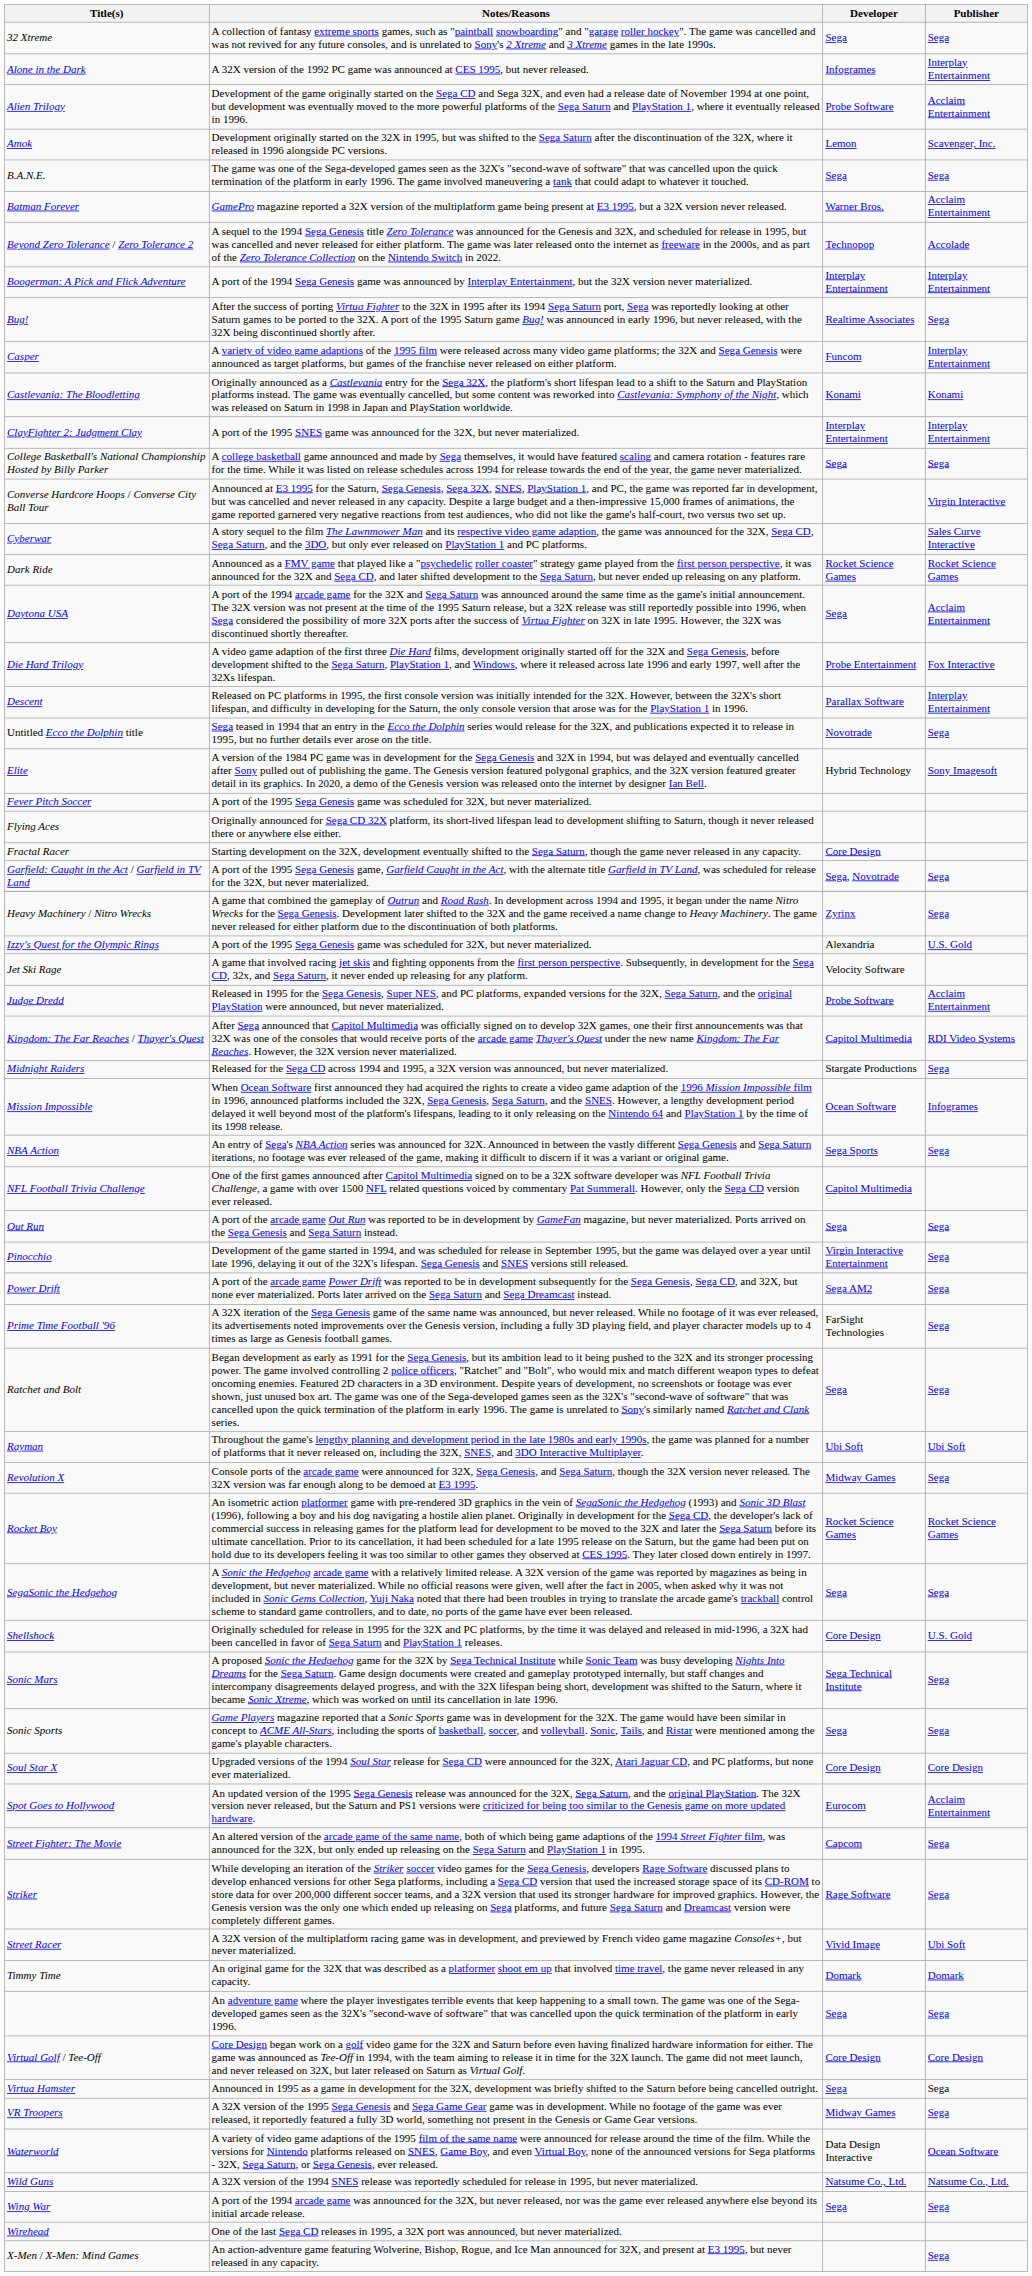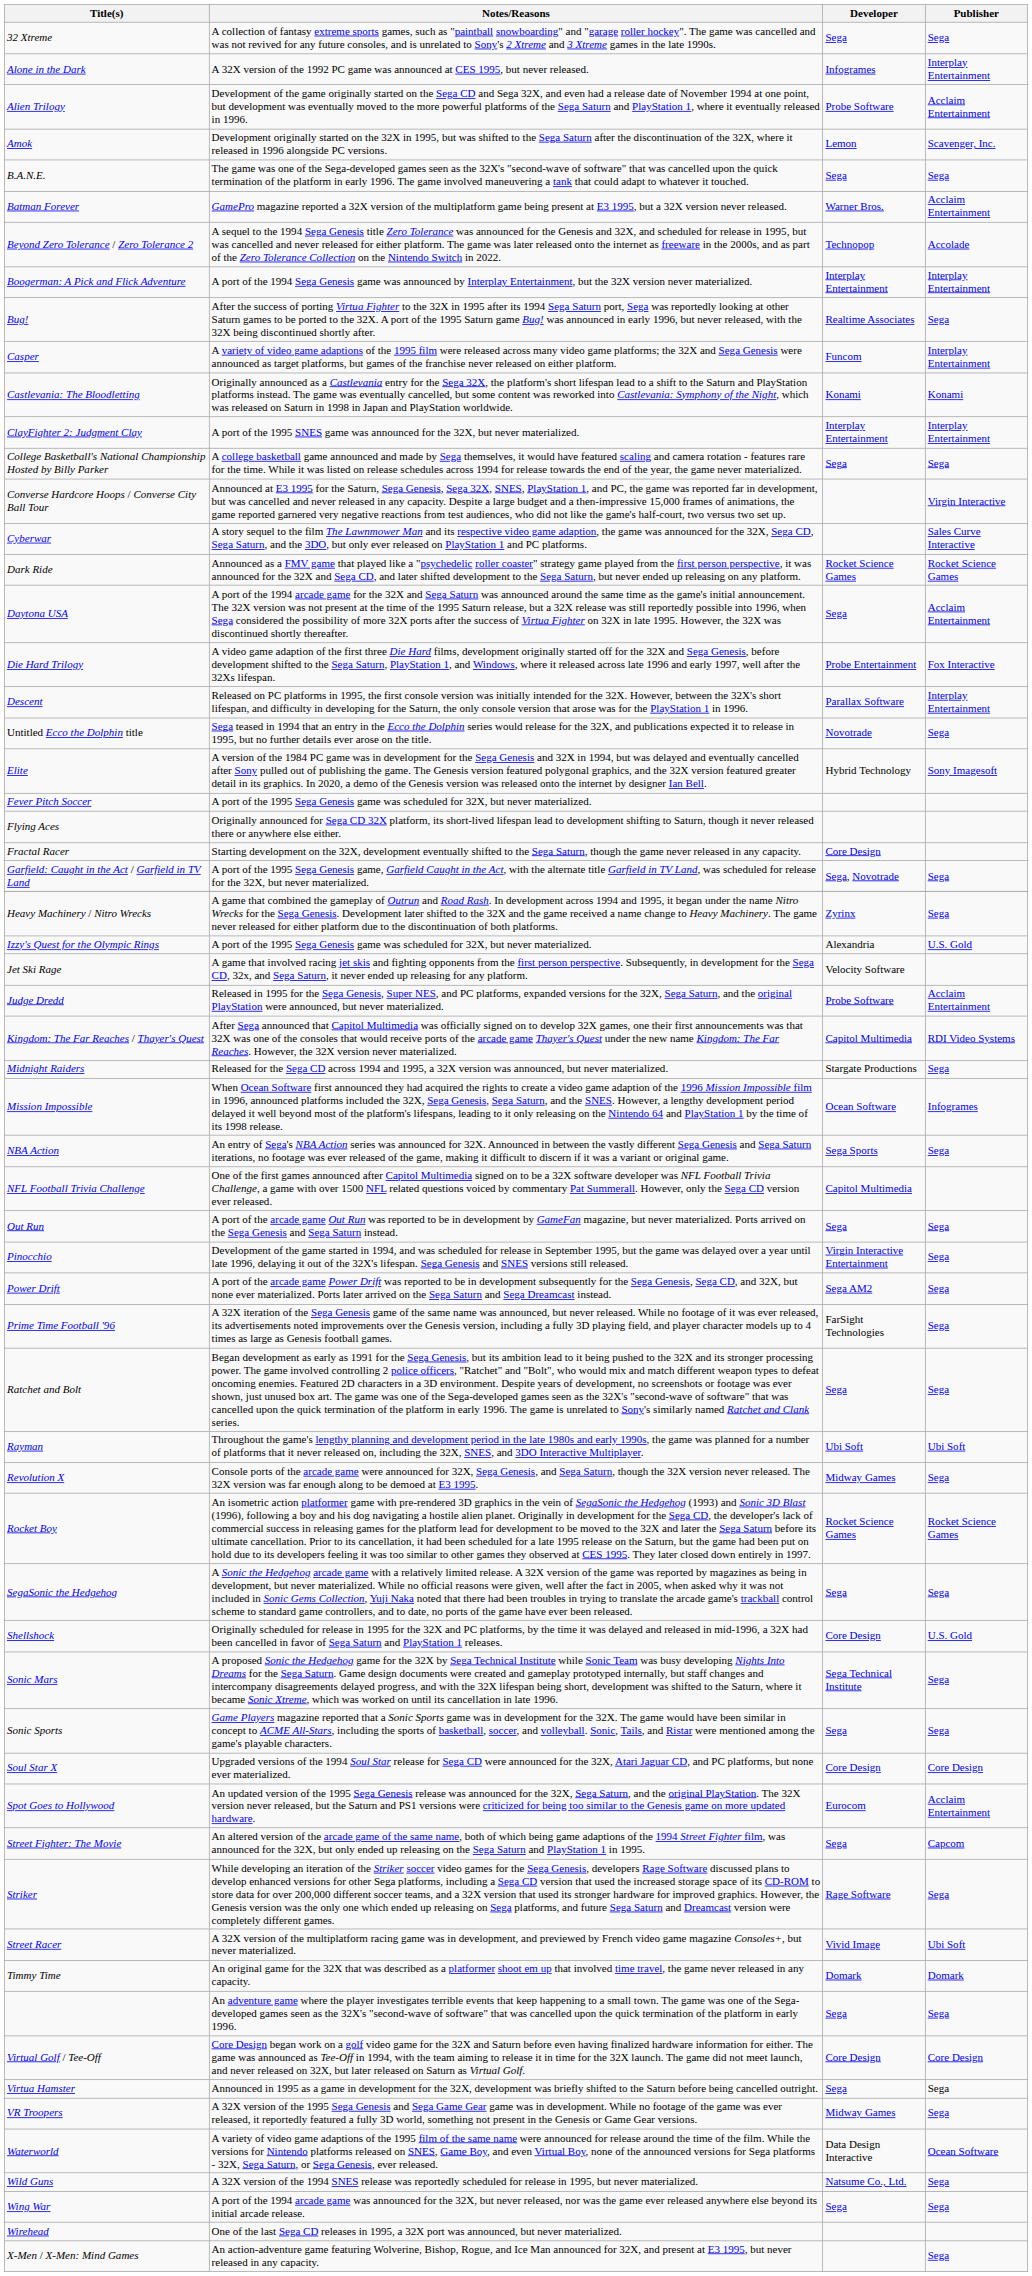(844, 1843) Capcom -> (836, 1843) Sega
(938, 1843) Sega -> (946, 1843) Capcom
(968, 2181) Natsume Co., Ltd. -> (938, 2181) Sega
